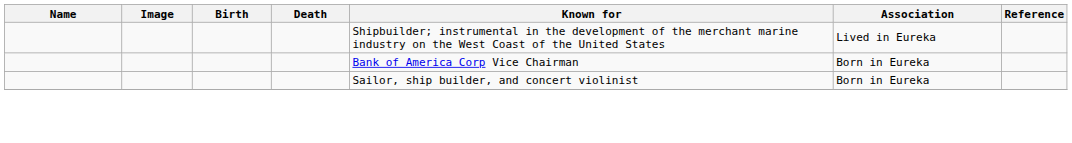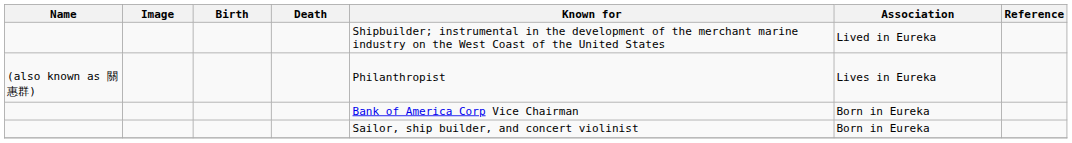+ row: (62, 83)
